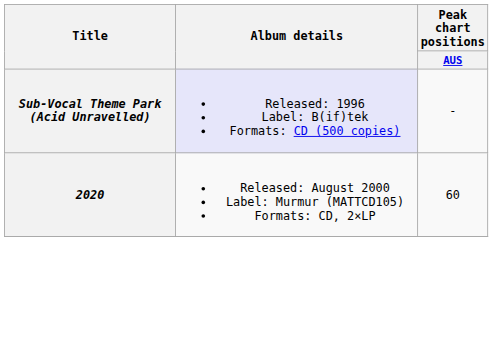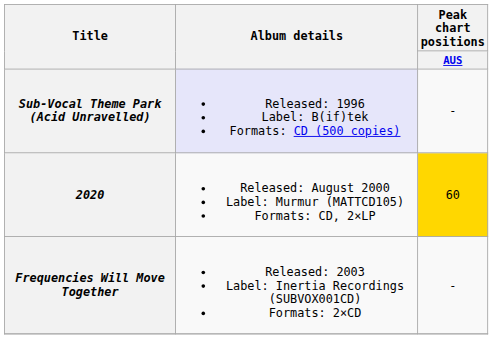(453, 195) no background -> (453, 195) gold background
+ row: (90, 285)
